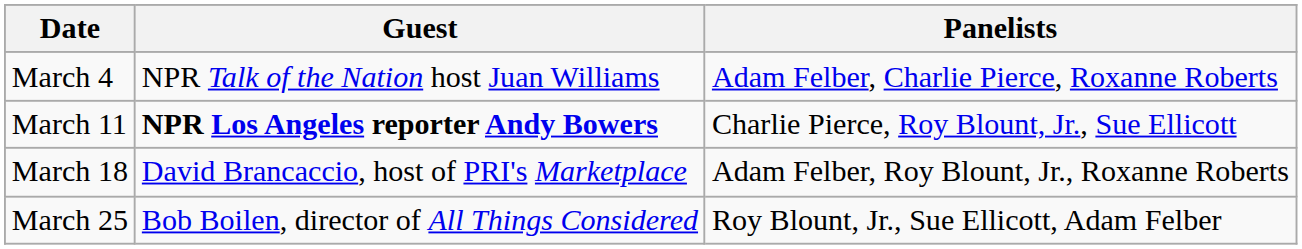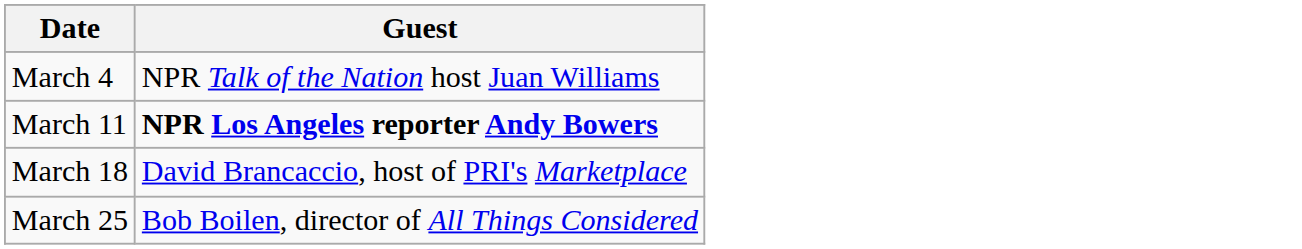- column: (1000, 28)
